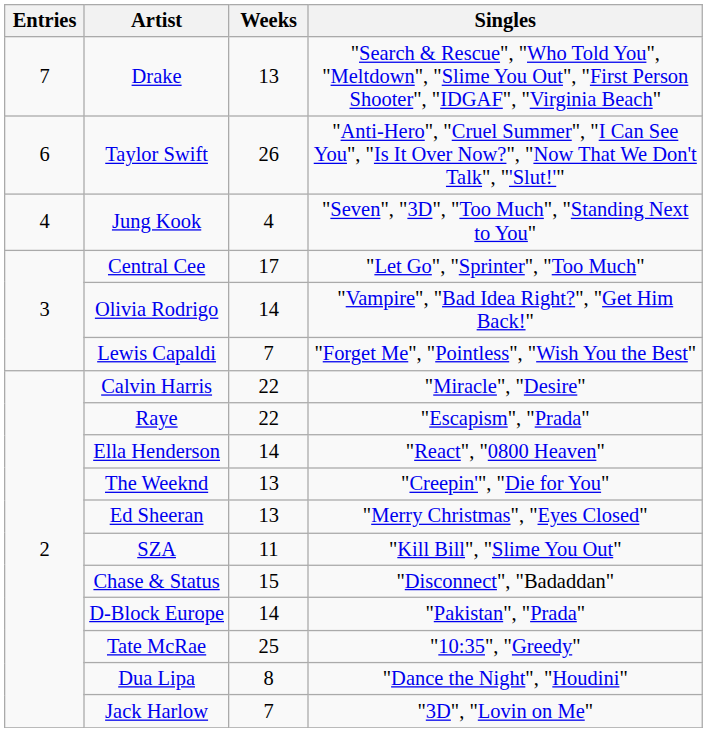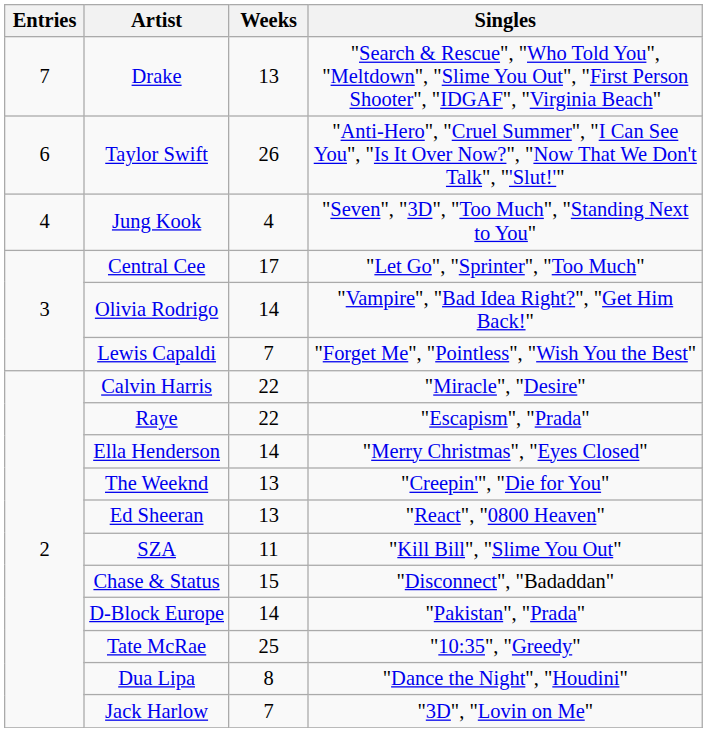(505, 451) "React", "0800 Heaven" -> (505, 451) "Merry Christmas", "Eyes Closed"
(505, 516) "Merry Christmas", "Eyes Closed" -> (505, 516) "React", "0800 Heaven"
